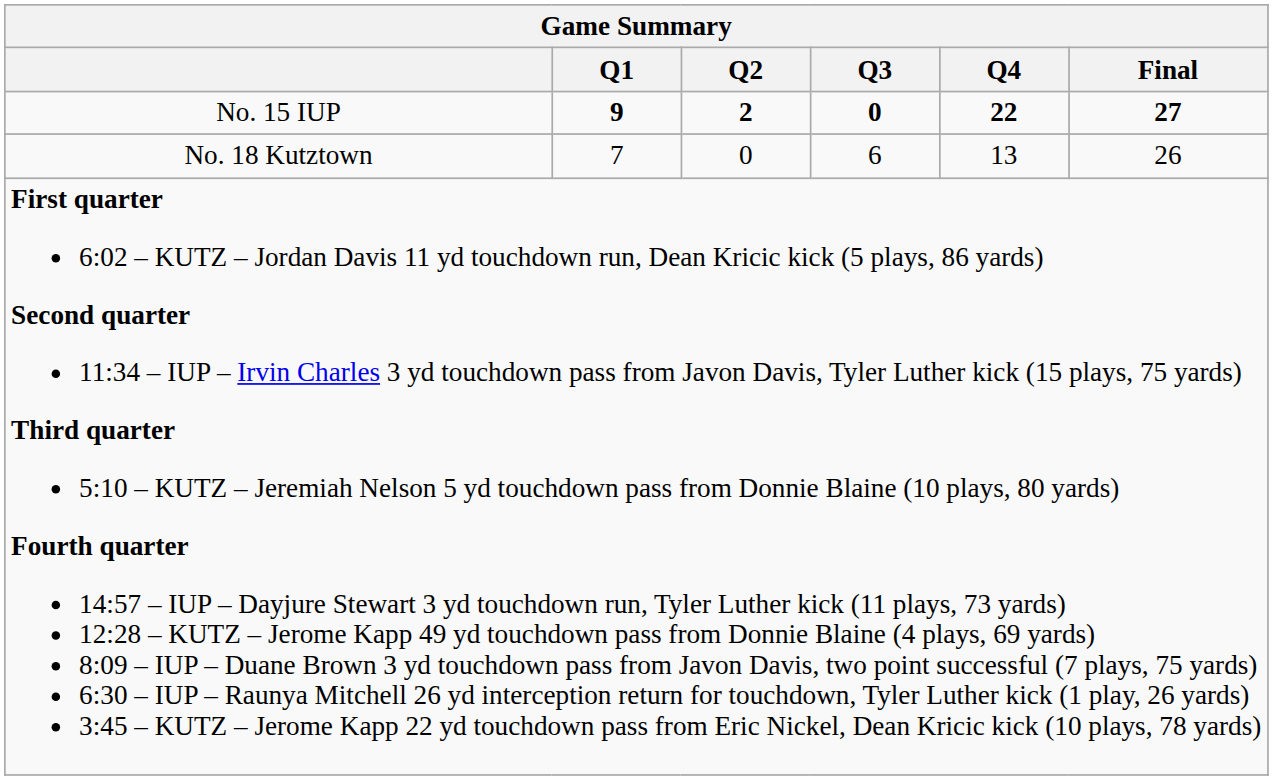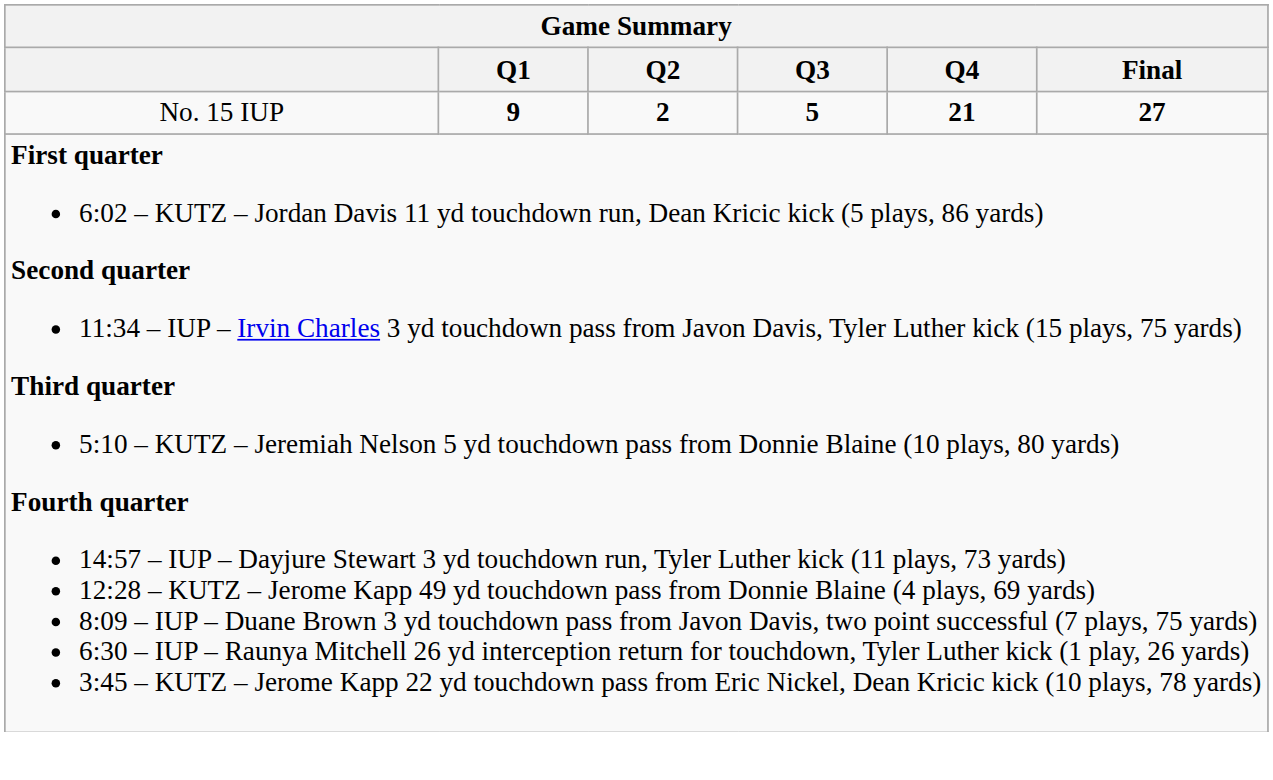(875, 112) 0 -> (812, 112) 5
(1004, 112) 22 -> (962, 112) 21
- row: (279, 155)
